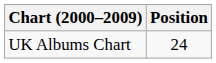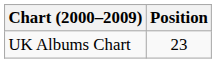(179, 44) 24 -> (179, 44) 23
